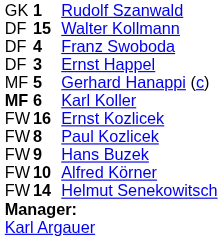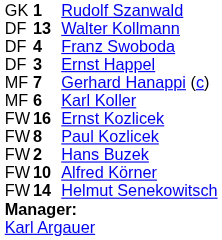(42, 28) 15 -> (42, 28) 13
(38, 82) 5 -> (38, 82) 7
(16, 100) bold -> (16, 100) normal
(38, 155) 9 -> (38, 155) 2
